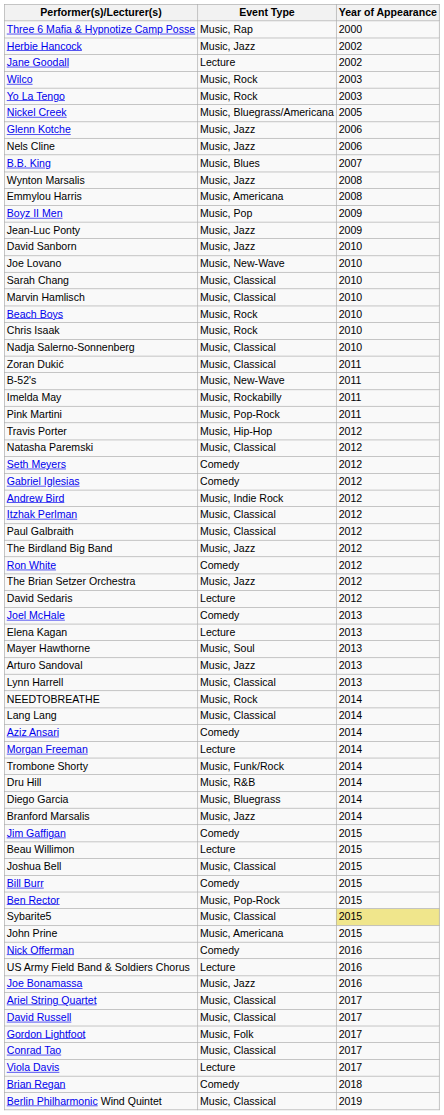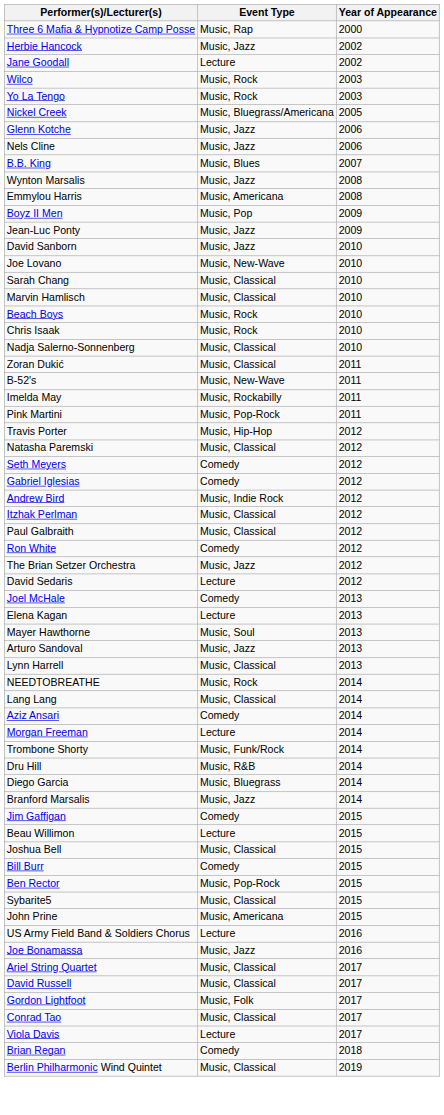- row: (60, 548)
(350, 917) khaki background -> (350, 900) no background
- row: (40, 950)
